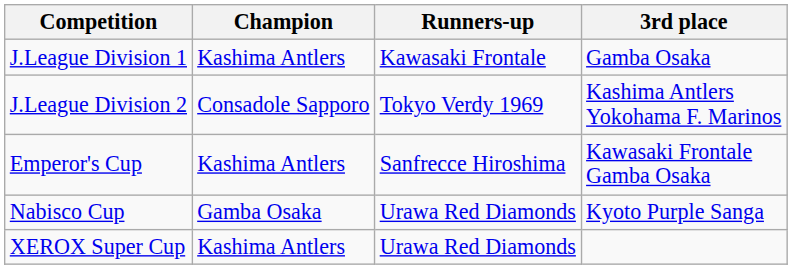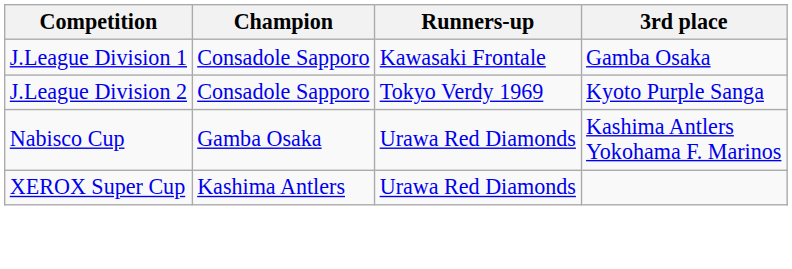(271, 57) Kashima Antlers -> (283, 57) Consadole Sapporo
(684, 104) Kashima Antlers Yokohama F. Marinos -> (675, 92) Kyoto Purple Sanga
- row: (76, 164)
(675, 211) Kyoto Purple Sanga -> (684, 139) Kashima Antlers Yokohama F. Marinos
